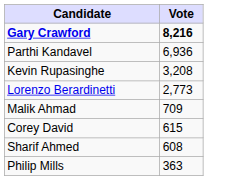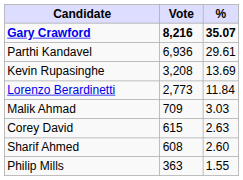+ column: (221, 14)
